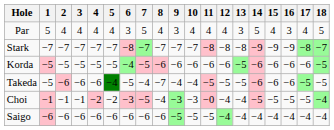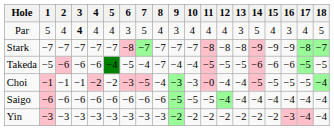(80, 30) normal -> (80, 30) bold
- row: (20, 65)
+ row: (14, 117)
